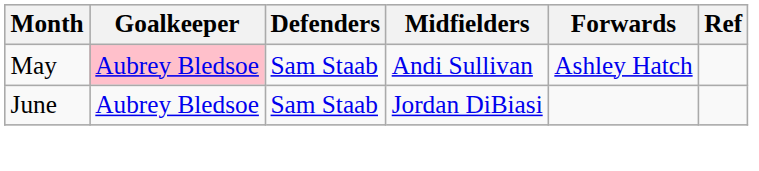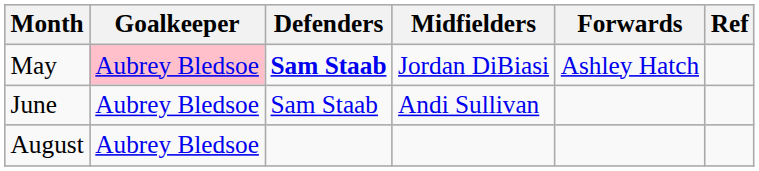(324, 64) normal -> (329, 64) bold
(462, 64) Andi Sullivan -> (474, 64) Jordan DiBiasi
(467, 104) Jordan DiBiasi -> (469, 104) Andi Sullivan
+ row: (47, 144)
